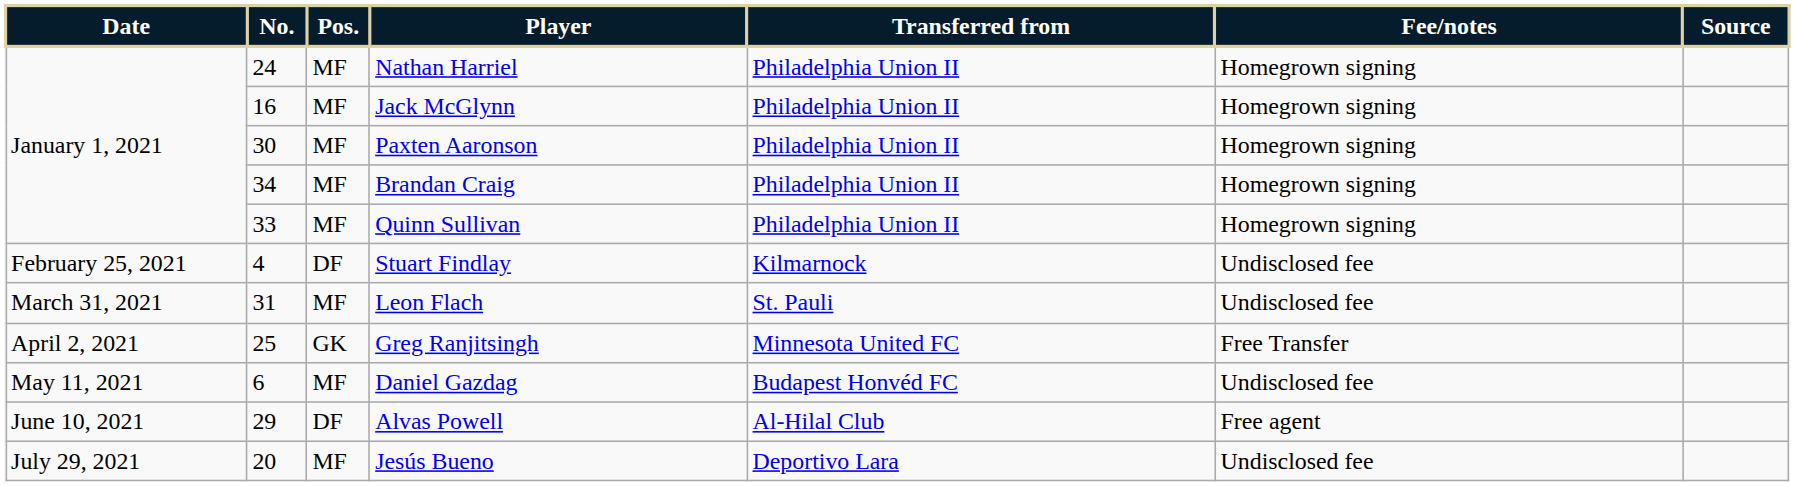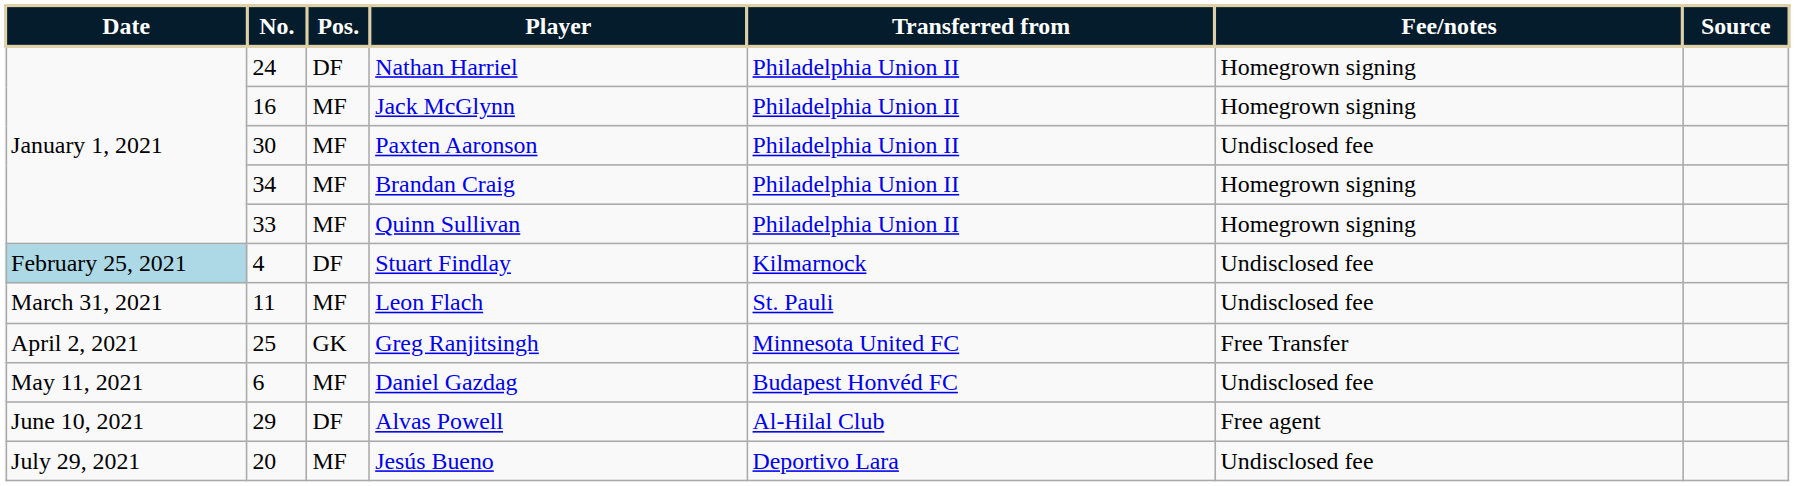(330, 66) MF -> (328, 66) DF
(1318, 145) Homegrown signing -> (1297, 145) Undisclosed fee
(99, 263) no background -> (99, 263) lightblue background
(264, 302) 31 -> (264, 302) 11
